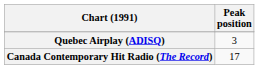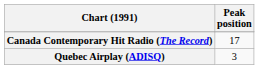rows swapped: (110, 56) <-> (109, 40)
